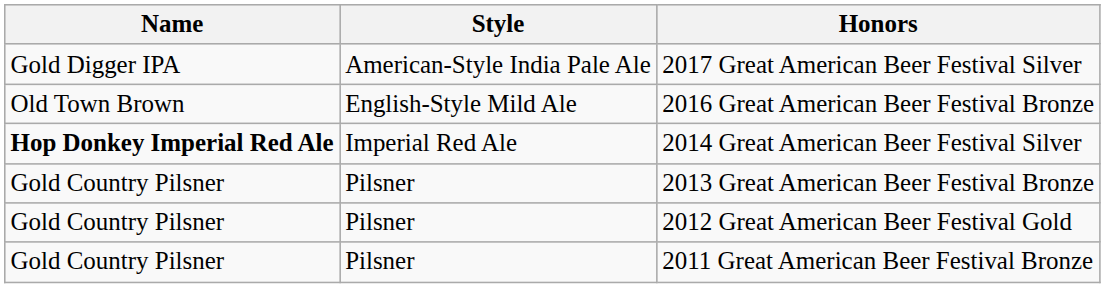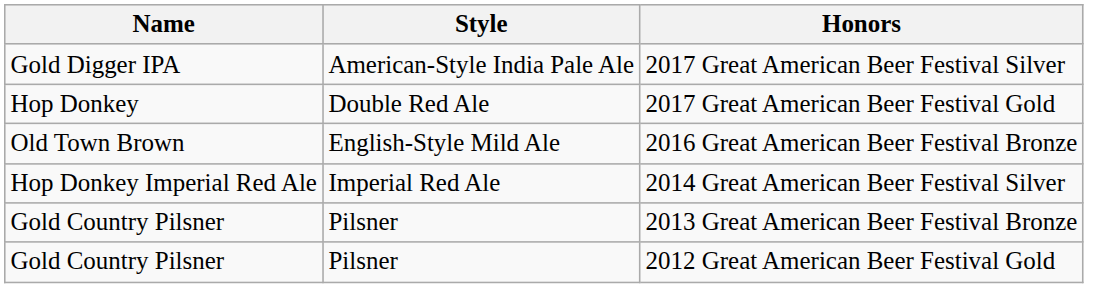+ row: (850, 103)
(172, 143) bold -> (164, 182) normal
- row: (878, 261)
